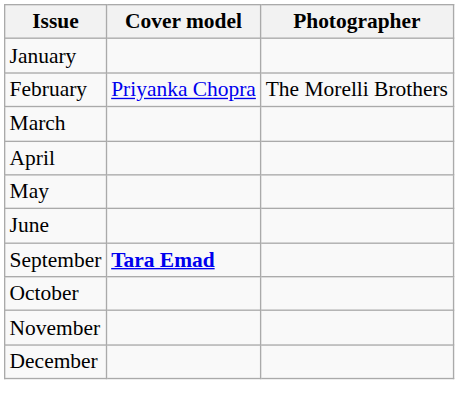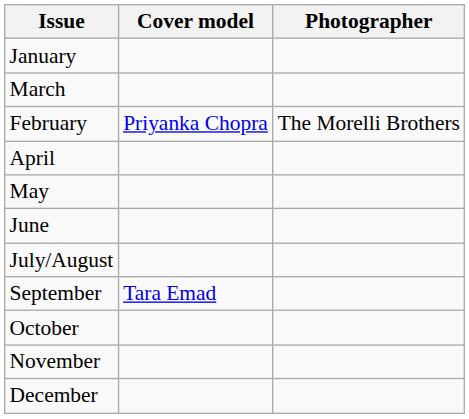rows swapped: (48, 89) <-> (38, 123)
+ row: (61, 259)
(163, 259) bold -> (170, 293) normal
